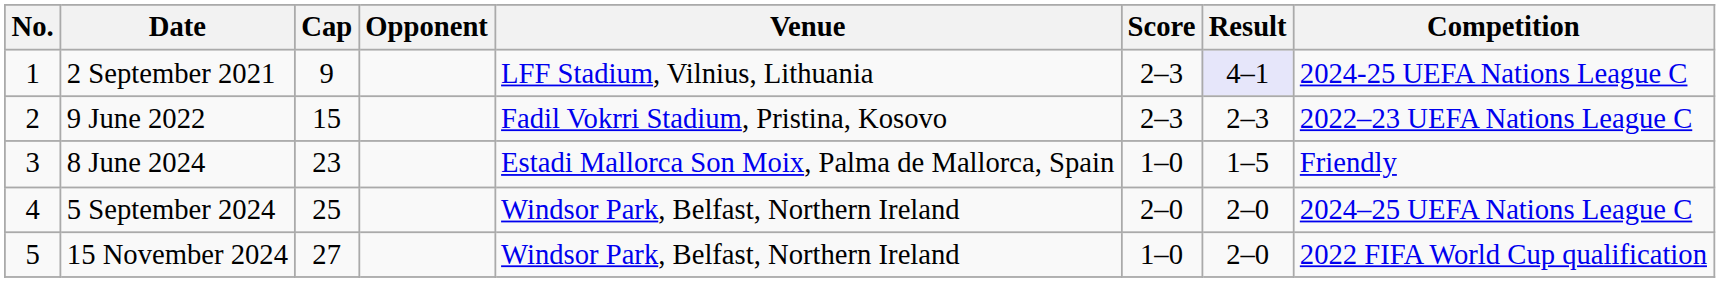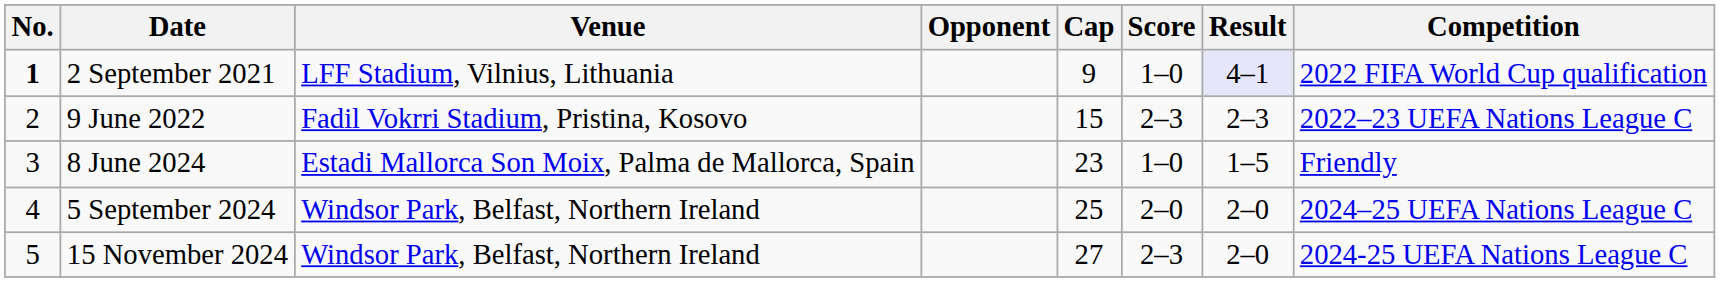columns swapped: (808, 27) <-> (327, 27)
(33, 72) normal -> (33, 72) bold
(1161, 72) 2–3 -> (1161, 72) 1–0
(1494, 72) 2024-25 UEFA Nations League C -> (1503, 72) 2022 FIFA World Cup qualification
(1161, 254) 1–0 -> (1161, 254) 2–3
(1503, 254) 2022 FIFA World Cup qualification -> (1494, 254) 2024-25 UEFA Nations League C
